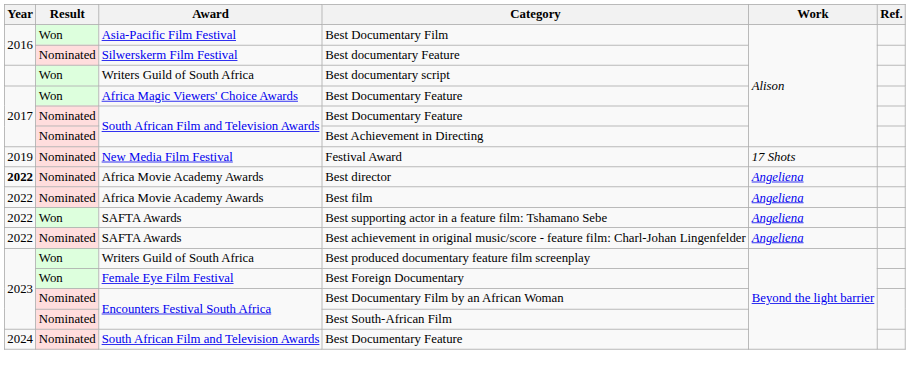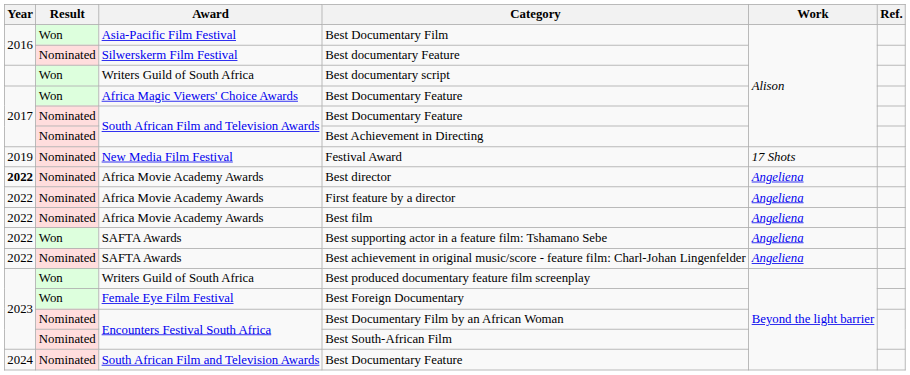+ row: (183, 197)
